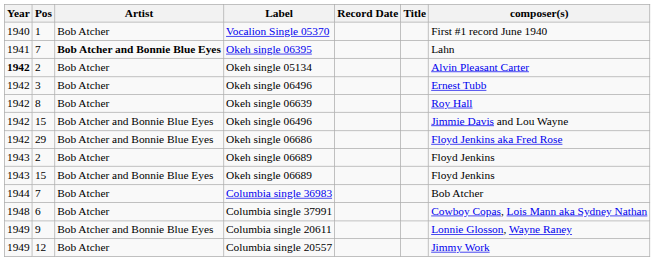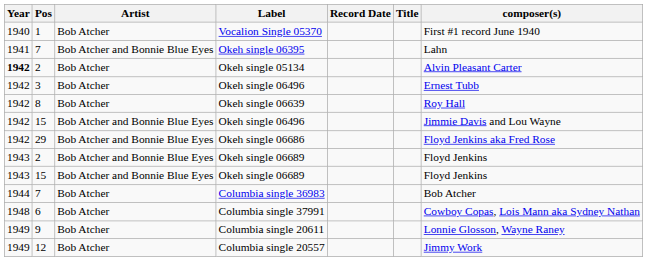(139, 49) bold -> (135, 49) normal
(83, 157) Bob Atcher -> (135, 157) Bob Atcher and Bonnie Blue Eyes
(135, 229) Bob Atcher and Bonnie Blue Eyes -> (83, 229) Bob Atcher
